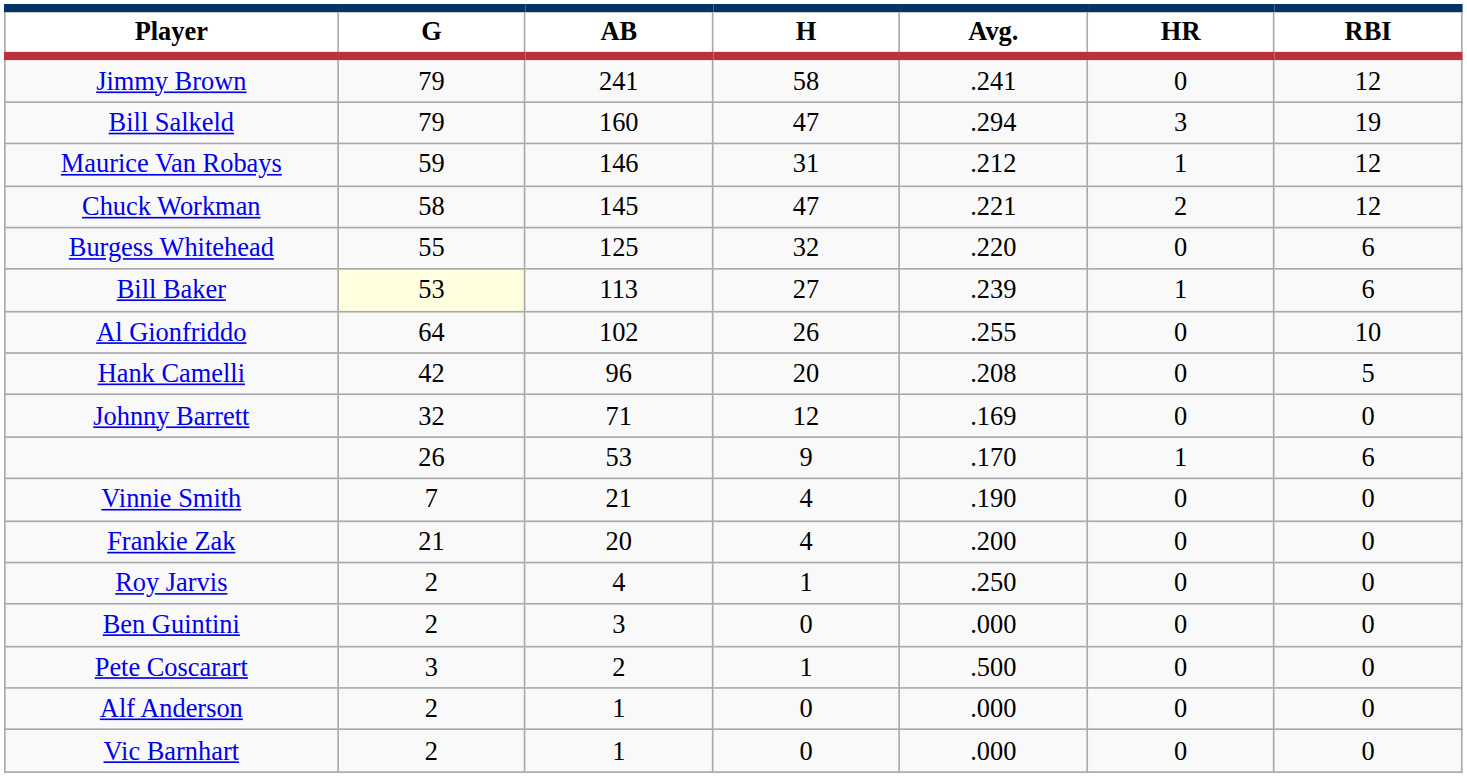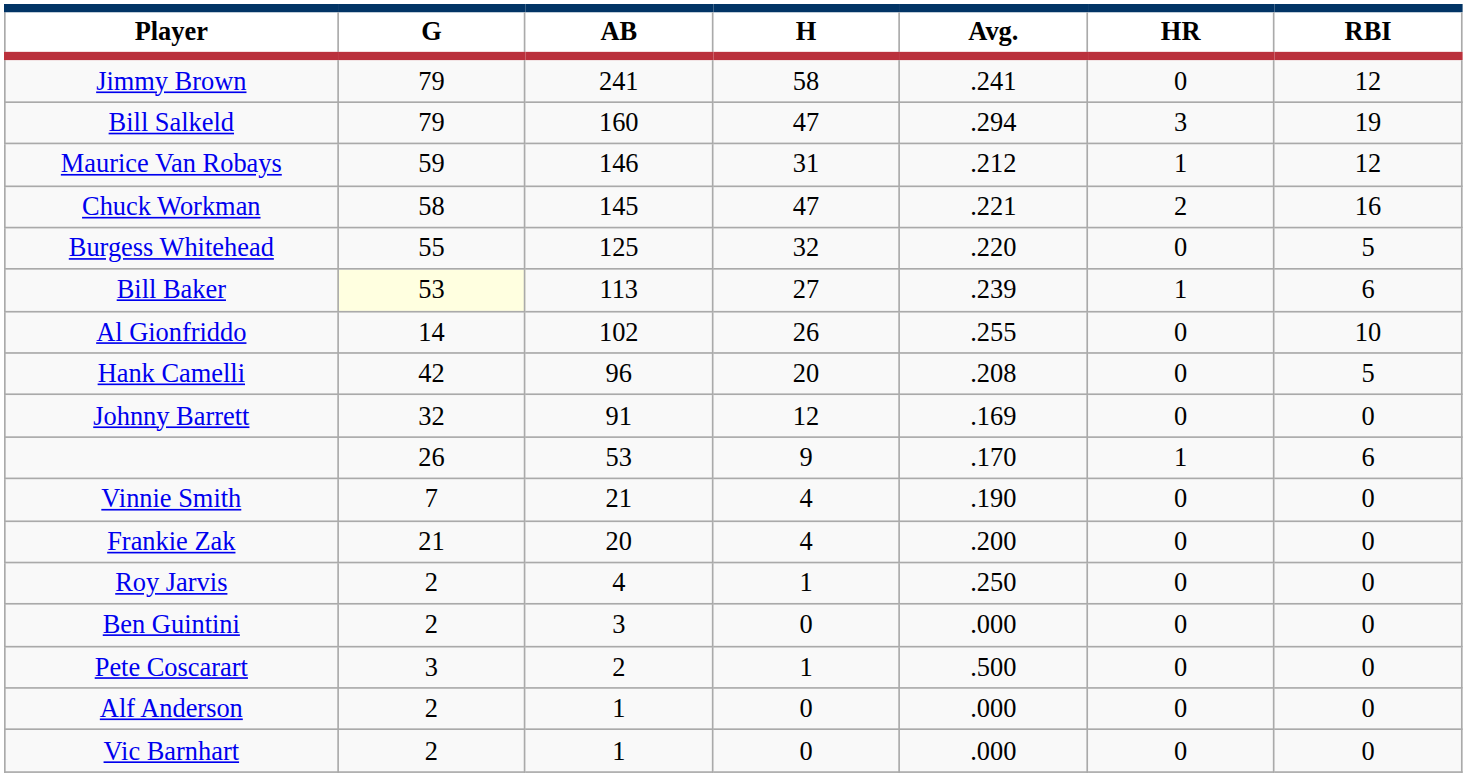(1368, 206) 12 -> (1368, 206) 16
(1368, 247) 6 -> (1368, 247) 5
(431, 331) 64 -> (431, 331) 14
(619, 415) 71 -> (619, 415) 91
